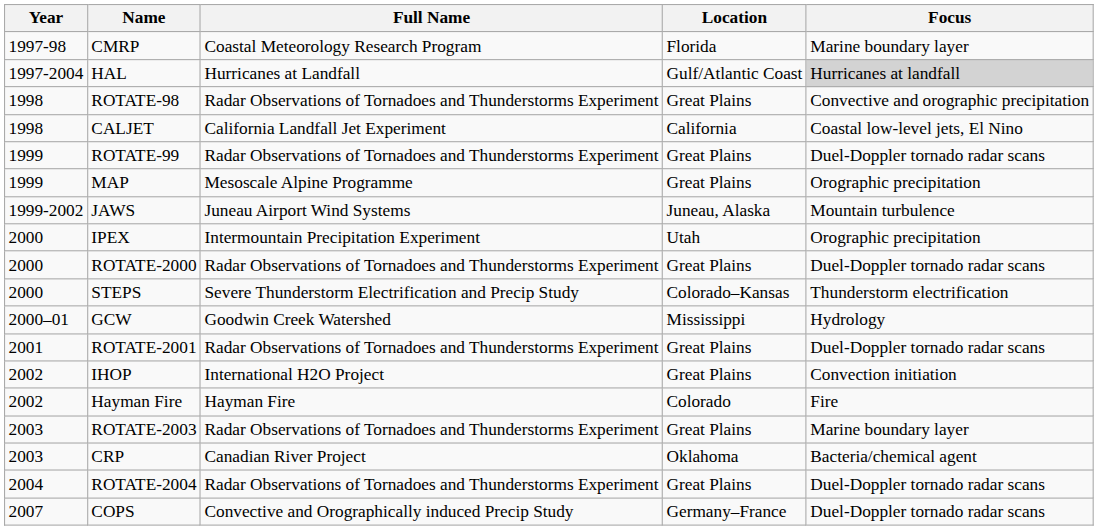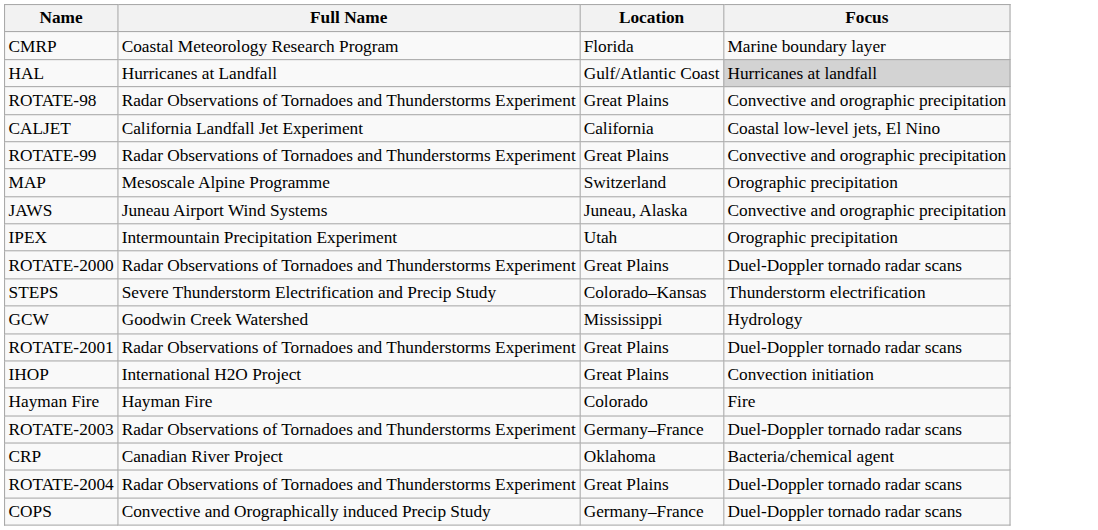- column: (46, 18)
(928, 155) Duel-Doppler tornado radar scans -> (867, 155) Convective and orographic precipitation
(709, 182) Great Plains -> (625, 182) Switzerland
(883, 210) Mountain turbulence -> (867, 210) Convective and orographic precipitation
(709, 429) Great Plains -> (644, 429) Germany–France
(889, 429) Marine boundary layer -> (845, 429) Duel-Doppler tornado radar scans
